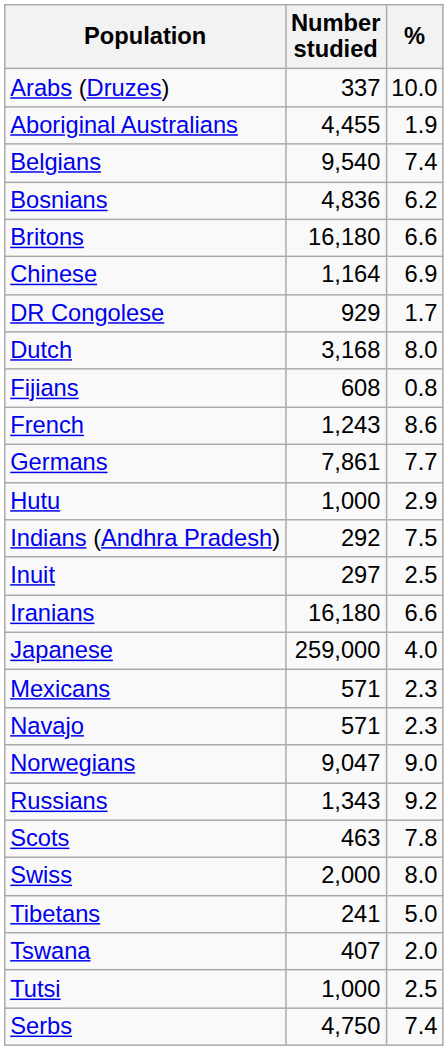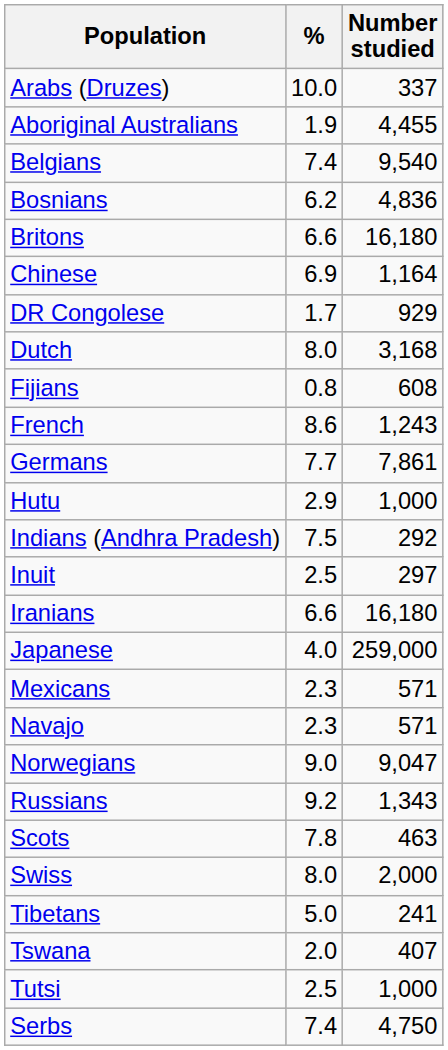columns swapped: (336, 36) <-> (414, 36)
